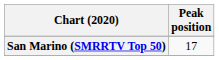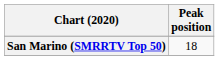(191, 45) 17 -> (191, 45) 18
